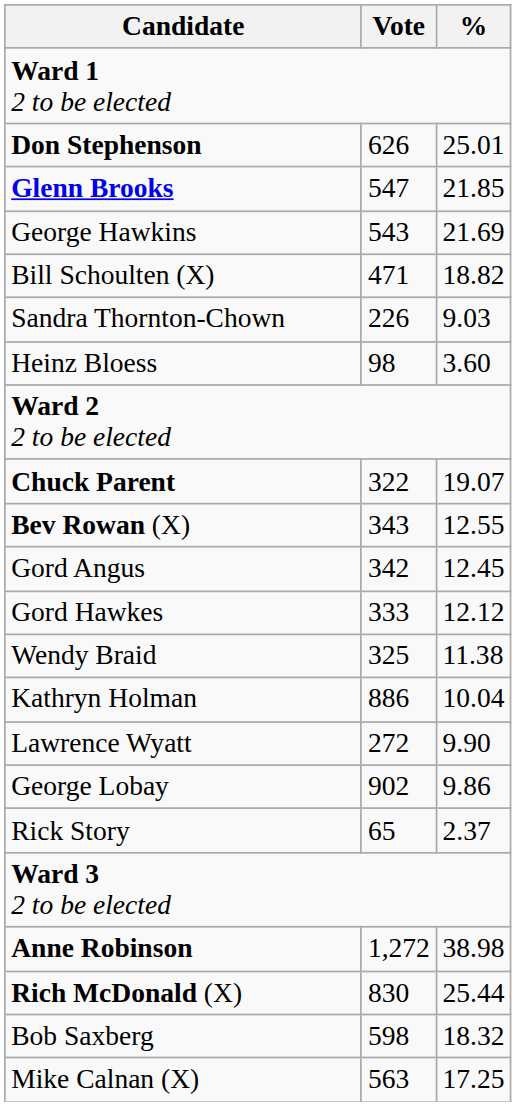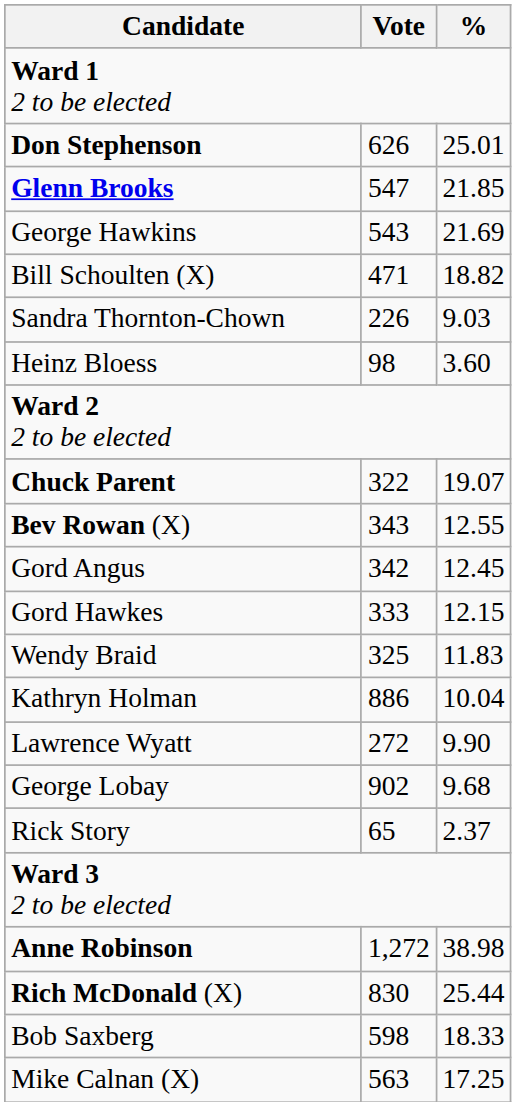(473, 611) 12.12 -> (473, 611) 12.15
(473, 655) 11.38 -> (473, 655) 11.83
(467, 786) 9.86 -> (467, 786) 9.68
(473, 1035) 18.32 -> (473, 1035) 18.33
